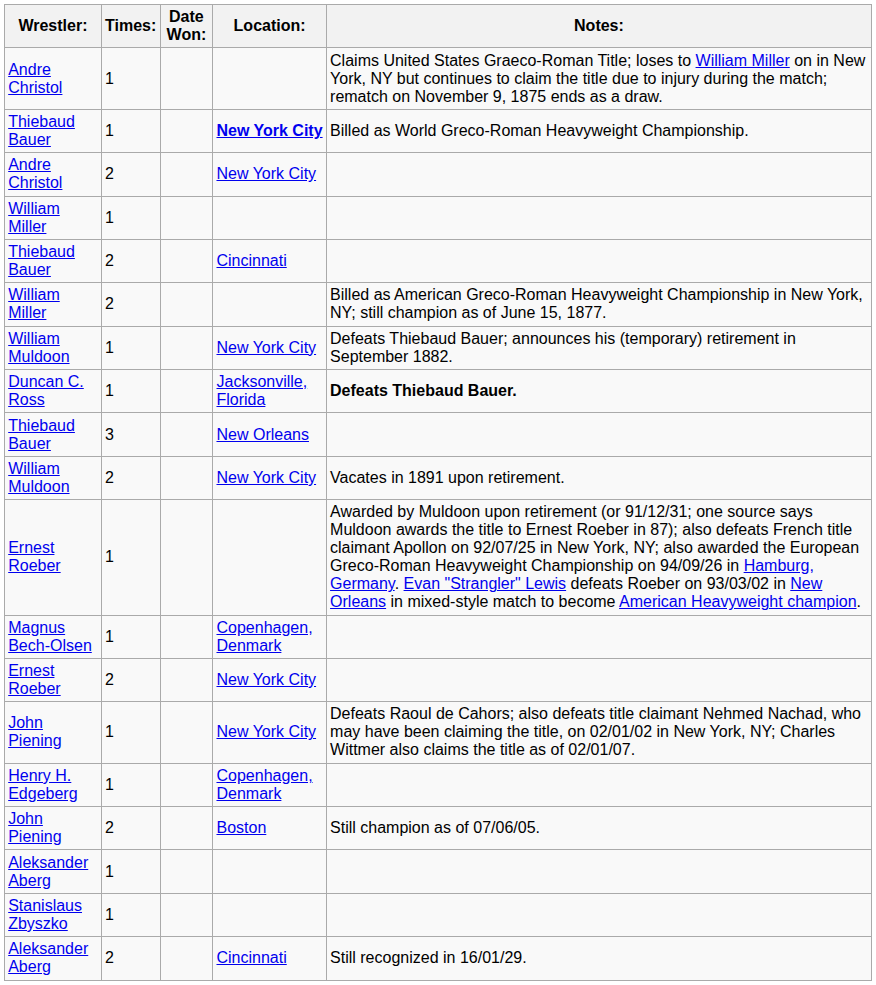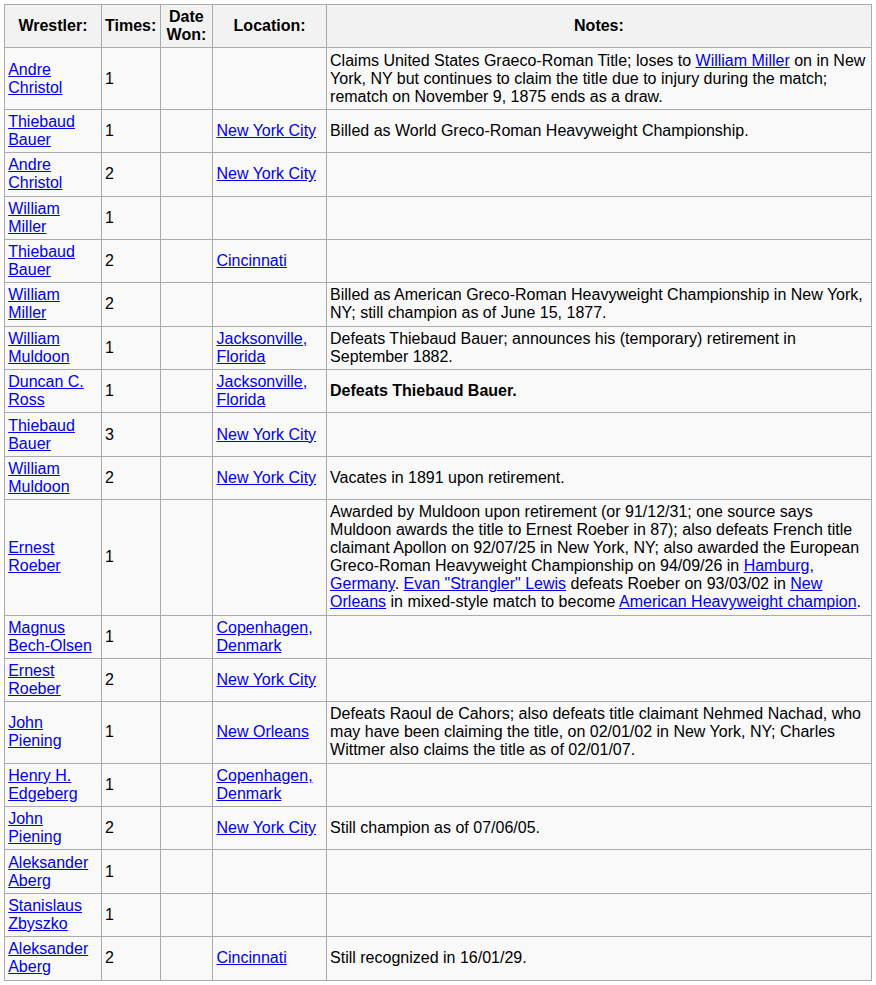(270, 130) bold -> (266, 130) normal
(266, 347) New York City -> (262, 347) Jacksonville, Florida
(263, 434) New Orleans -> (266, 434) New York City
(266, 732) New York City -> (263, 732) New Orleans
(241, 828) Boston -> (266, 828) New York City
